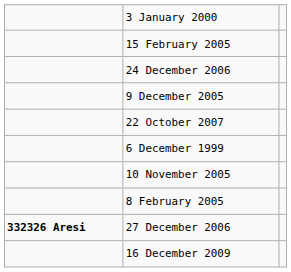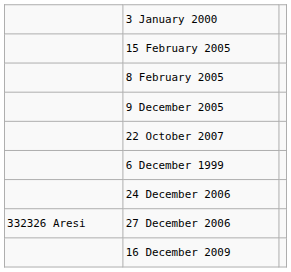rows swapped: (175, 201) <-> (178, 70)
- row: (178, 175)
(46, 227) bold -> (46, 223) normal
